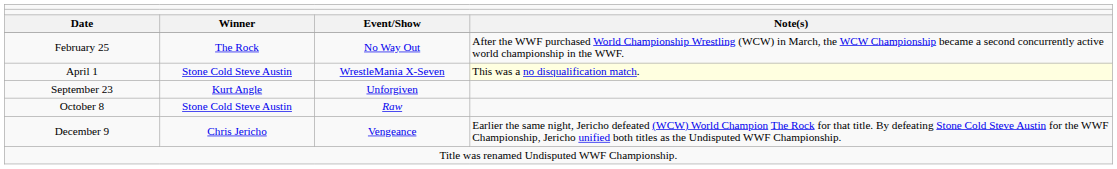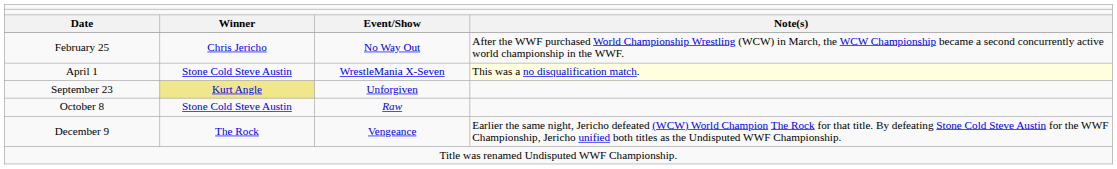(237, 47) The Rock -> (237, 47) Chris Jericho
(237, 89) no background -> (237, 89) khaki background
(237, 131) Chris Jericho -> (237, 131) The Rock
